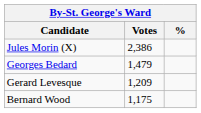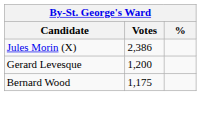- row: (42, 64)
(140, 82) 1,209 -> (140, 64) 1,200
